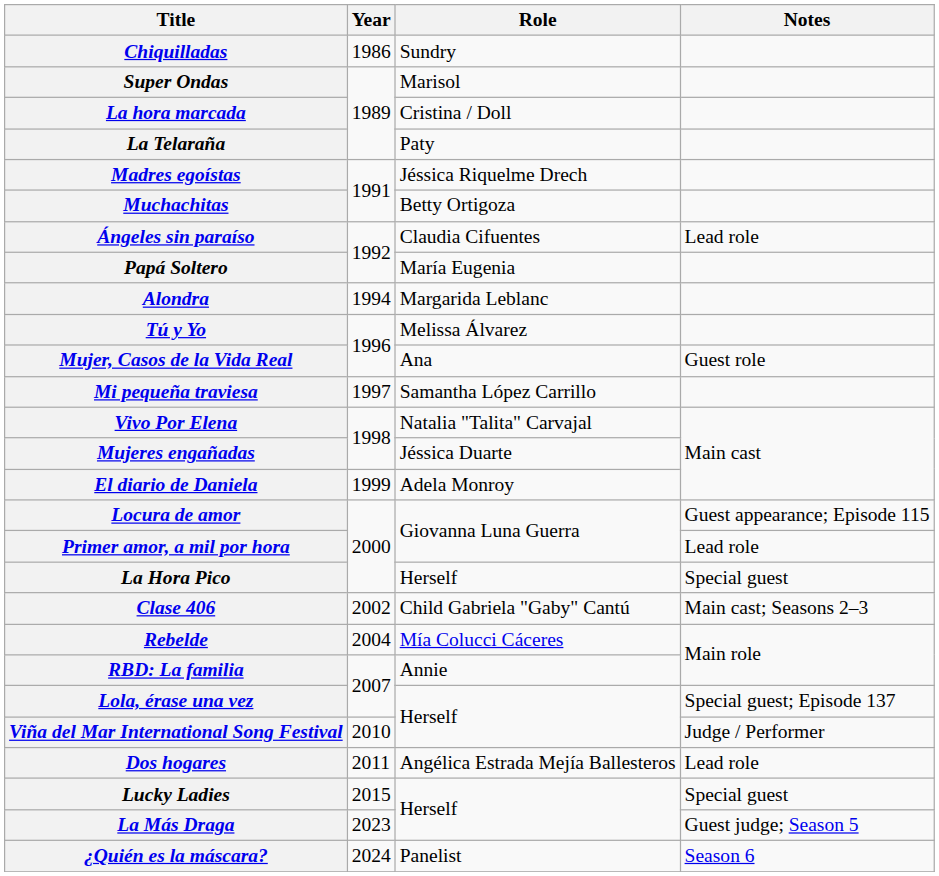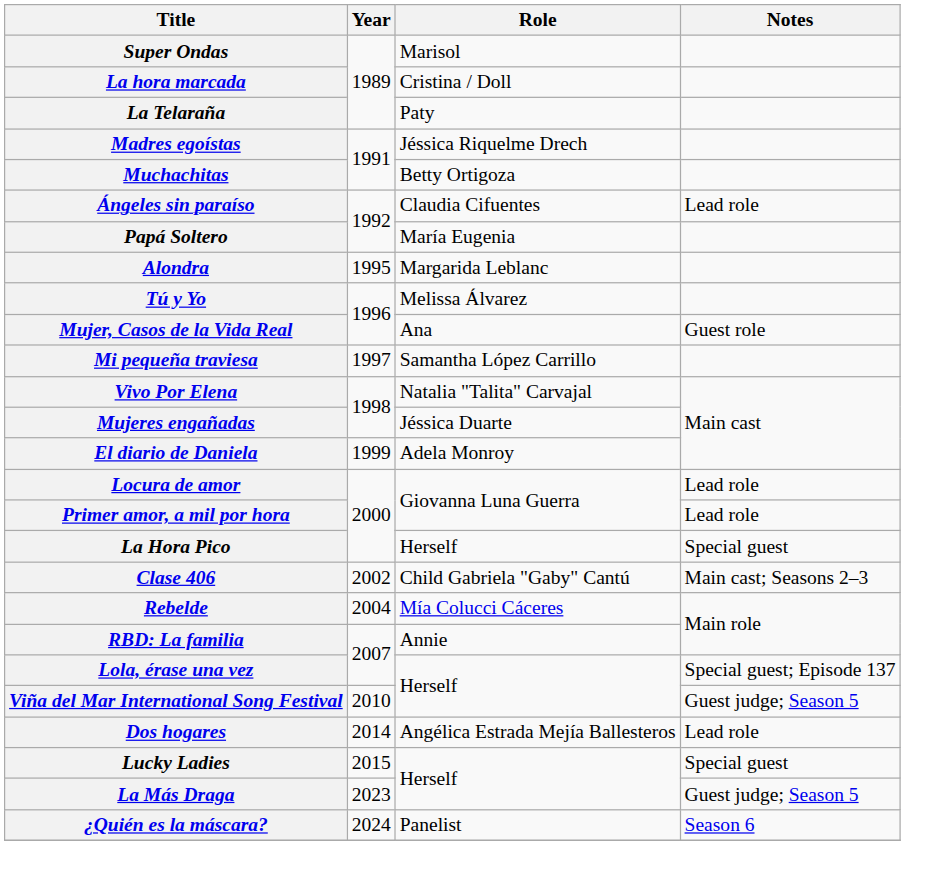- row: (176, 50)
(371, 298) 1994 -> (371, 267) 1995
(807, 515) Guest appearance; Episode 115 -> (722, 484) Lead role
(755, 732) Judge / Performer -> (772, 701) Guest judge; Season 5
(371, 762) 2011 -> (371, 732) 2014
